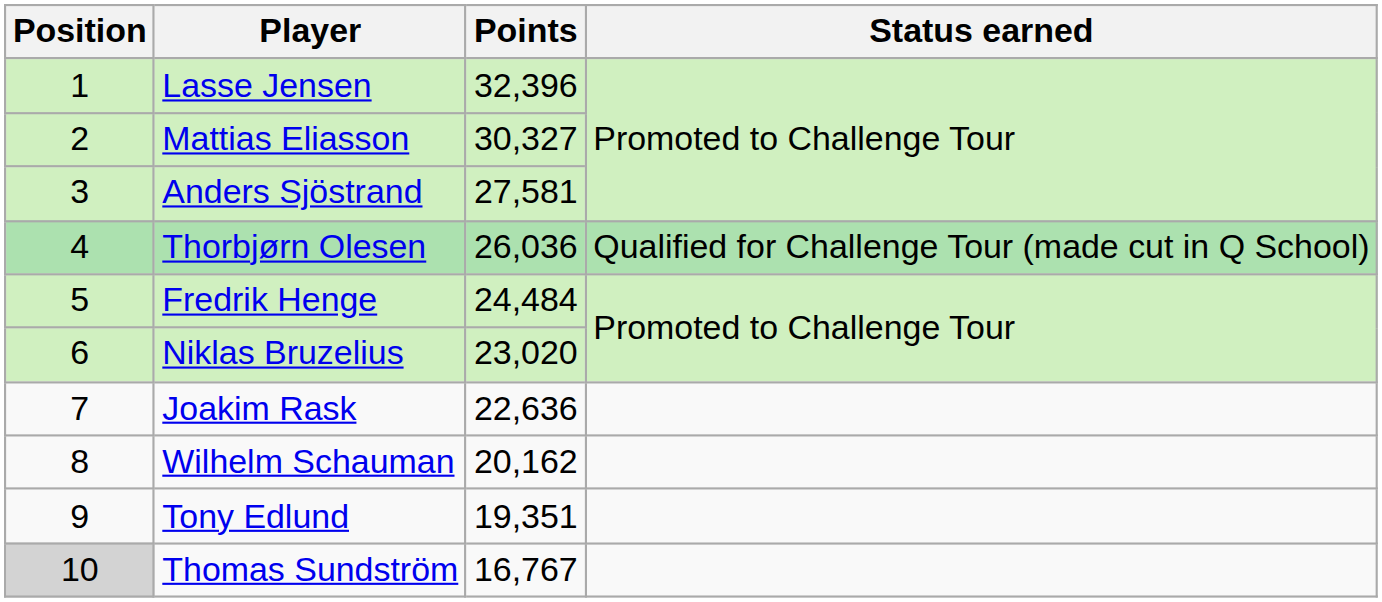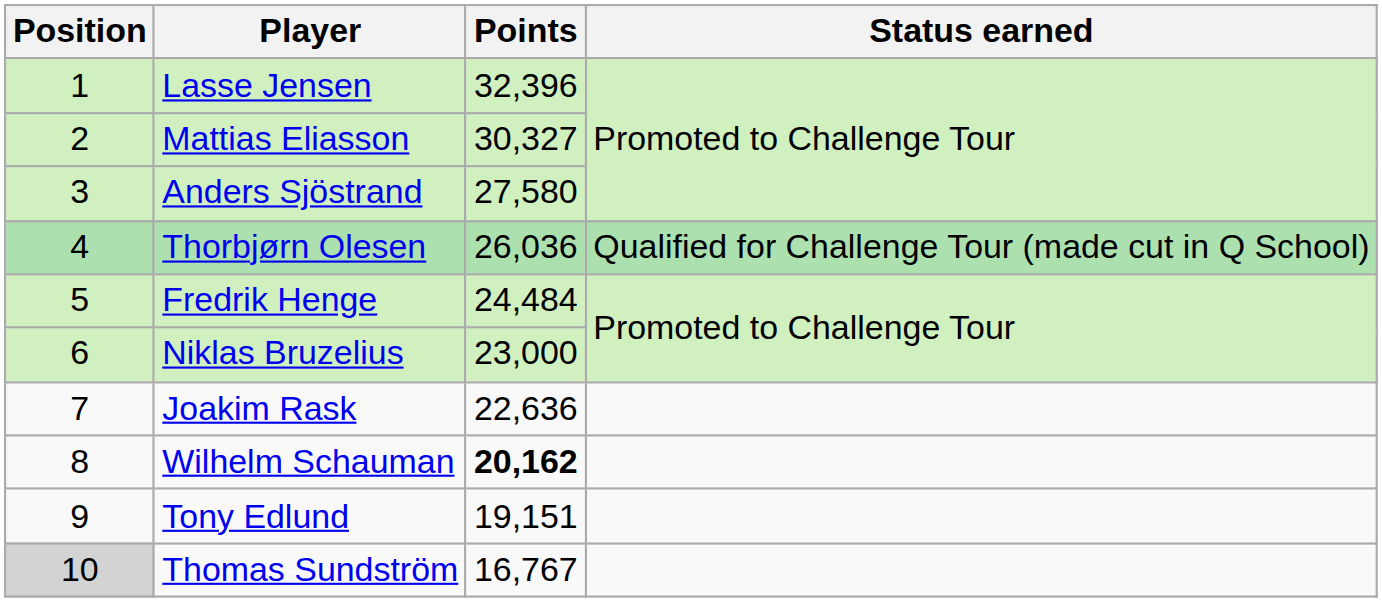(526, 192) 27,581 -> (526, 192) 27,580
(526, 354) 23,020 -> (526, 354) 23,000
(526, 461) normal -> (526, 461) bold
(526, 515) 19,351 -> (526, 515) 19,151
